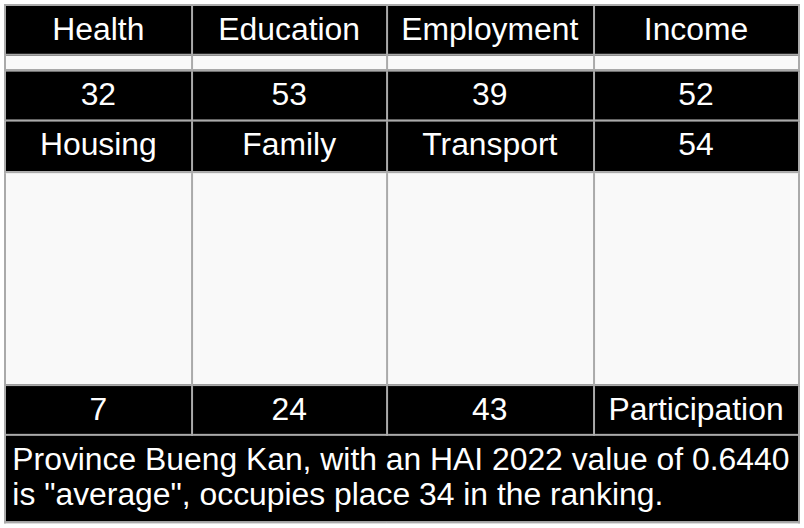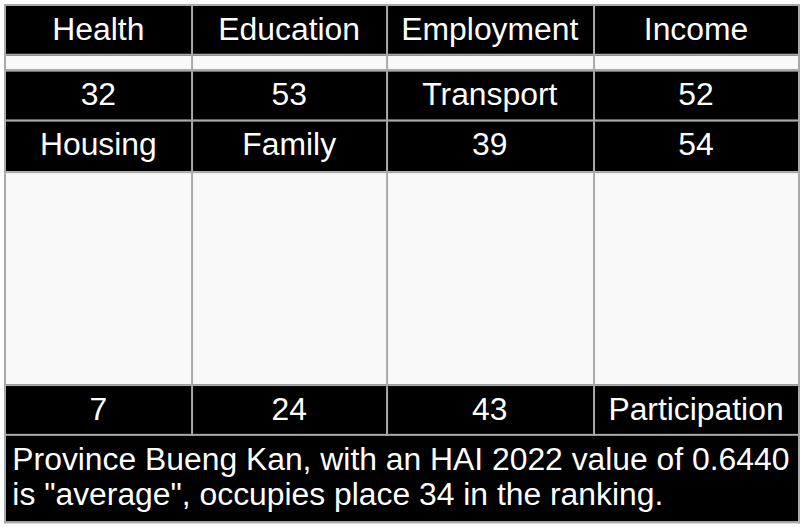(490, 94) 39 -> (490, 94) Transport
(490, 145) Transport -> (490, 145) 39
